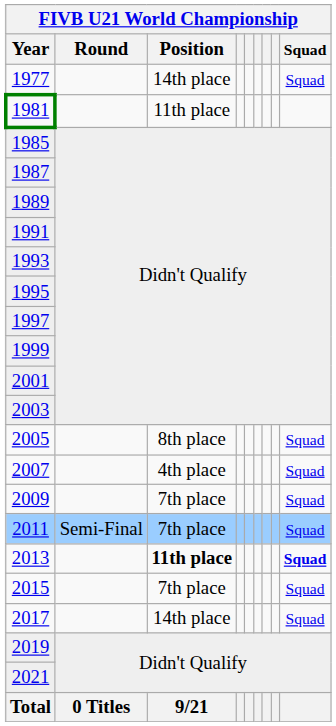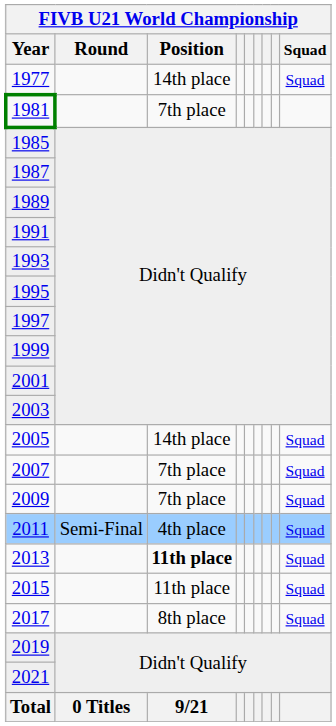(192, 110) 11th place -> (192, 110) 7th place
(192, 439) 8th place -> (192, 439) 14th place
(192, 469) 4th place -> (192, 469) 7th place
(192, 528) 7th place -> (192, 528) 4th place
(305, 558) bold -> (305, 559) normal
(192, 588) 7th place -> (192, 588) 11th place
(192, 617) 14th place -> (192, 617) 8th place
